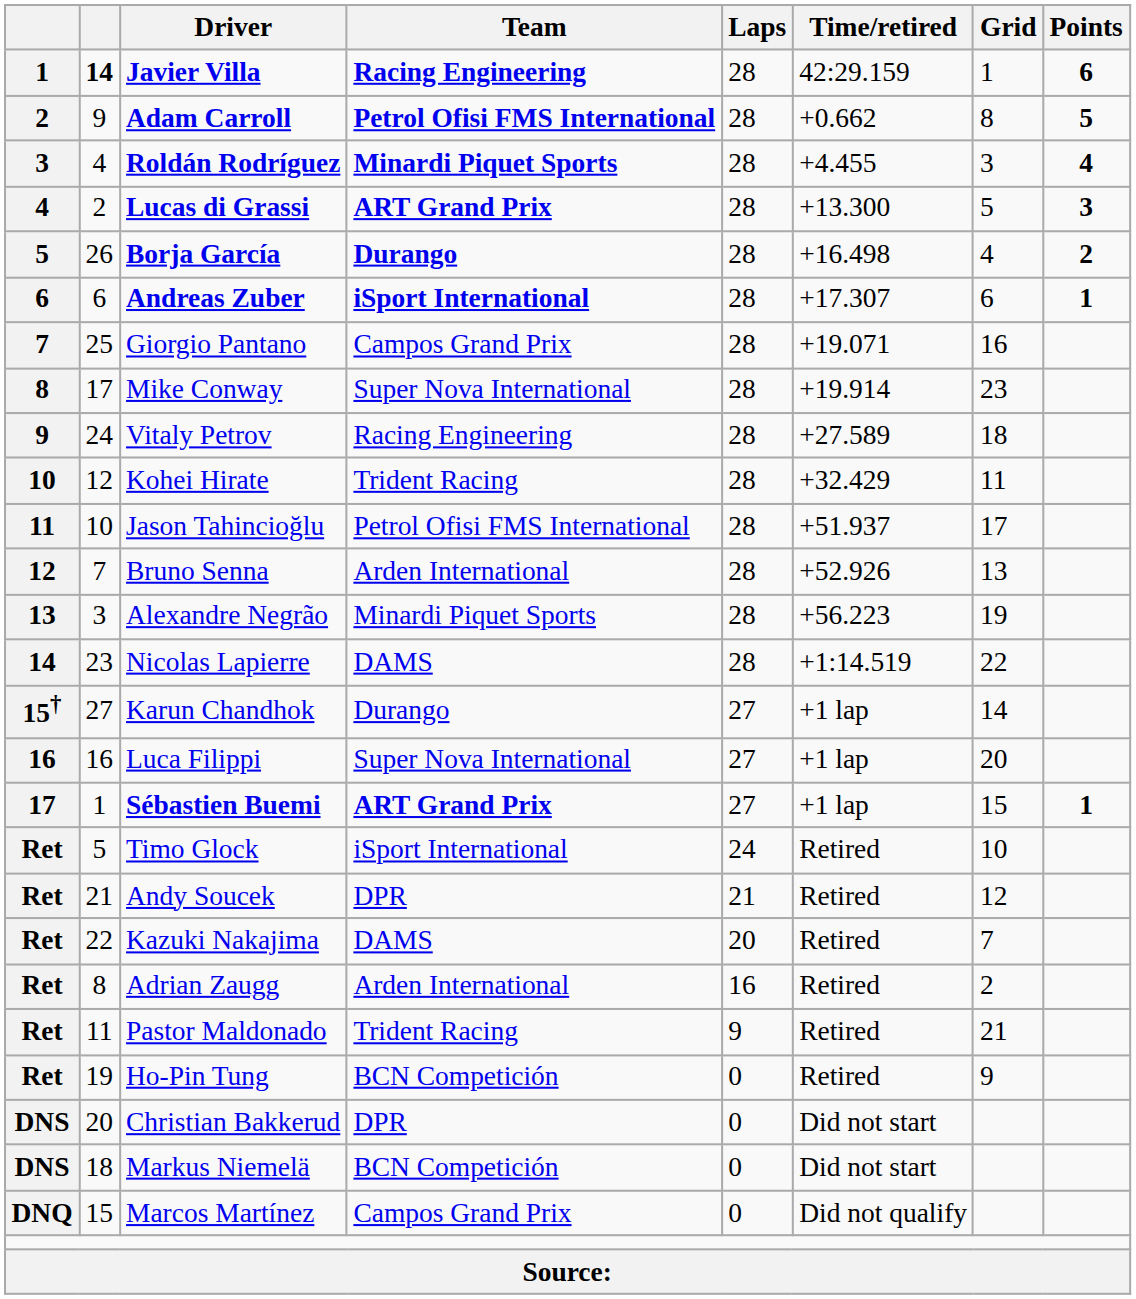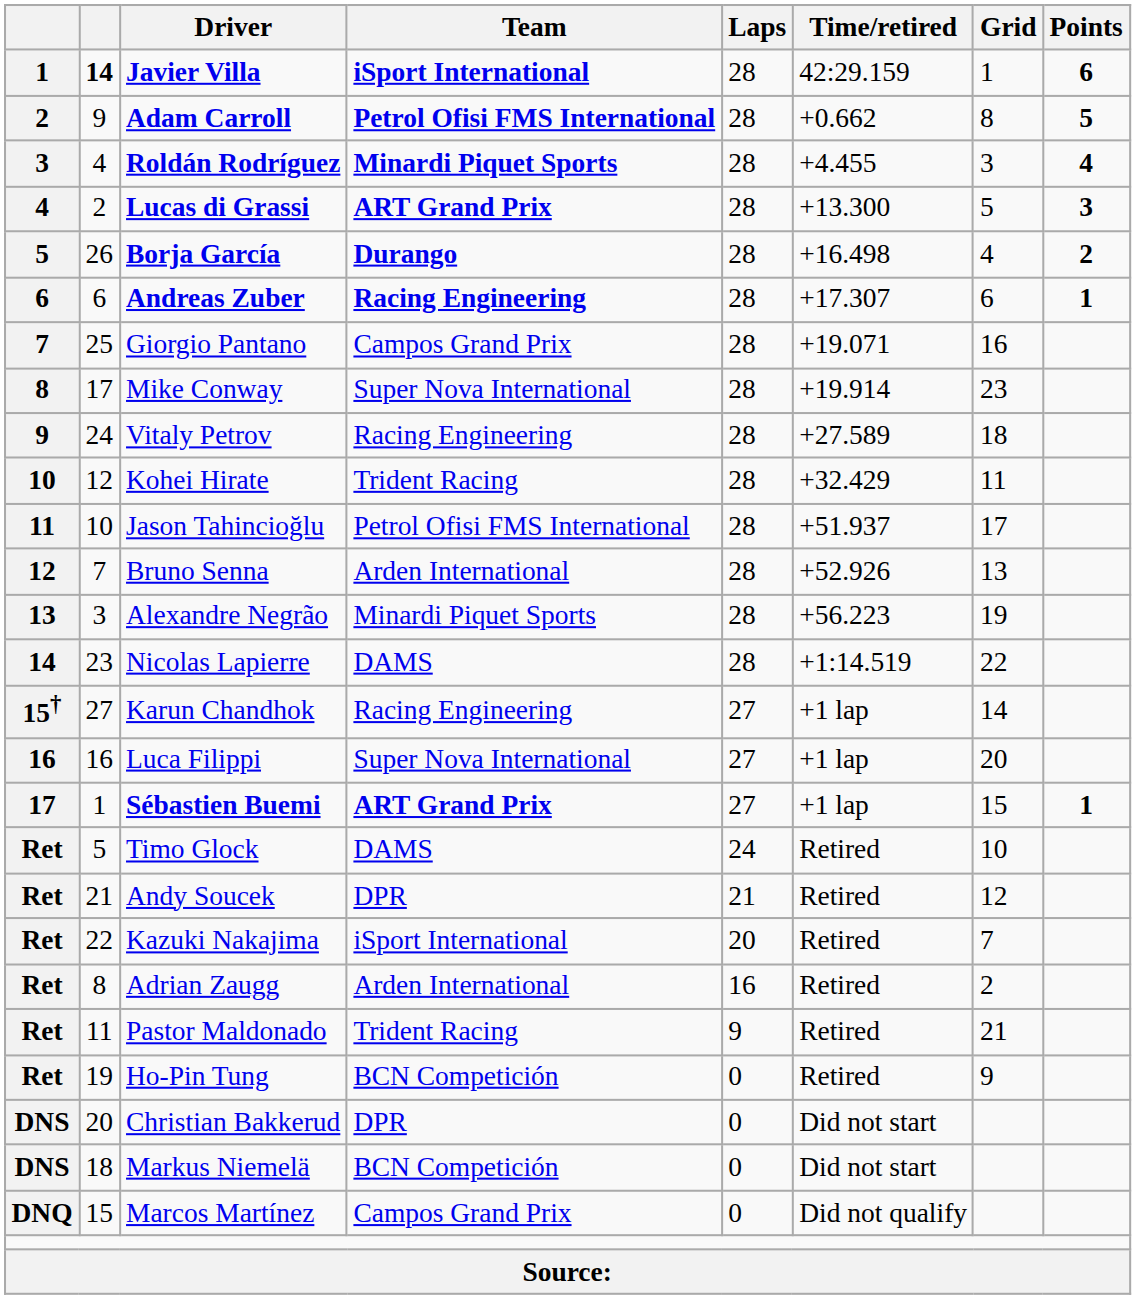(470, 72) Racing Engineering -> (471, 72) iSport International
(471, 298) iSport International -> (470, 298) Racing Engineering
(401, 710) Durango -> (463, 710) Racing Engineering
(461, 849) iSport International -> (393, 849) DAMS
(393, 940) DAMS -> (461, 940) iSport International
